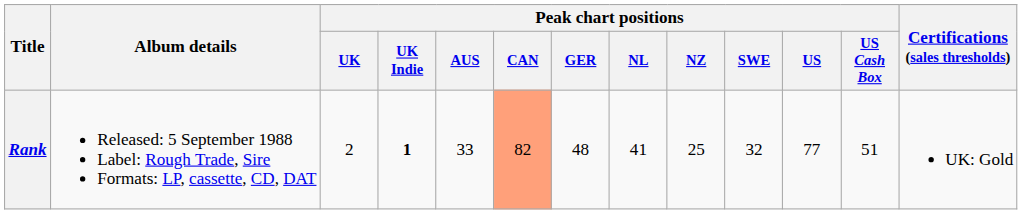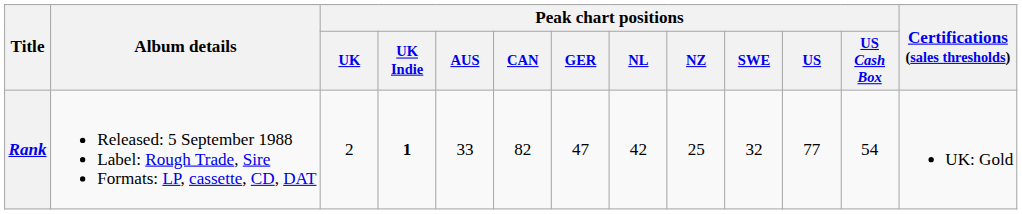(523, 149) lightsalmon background -> (523, 149) no background
(581, 149) 48 -> (581, 149) 47
(638, 149) 41 -> (638, 149) 42
(870, 149) 51 -> (870, 149) 54
